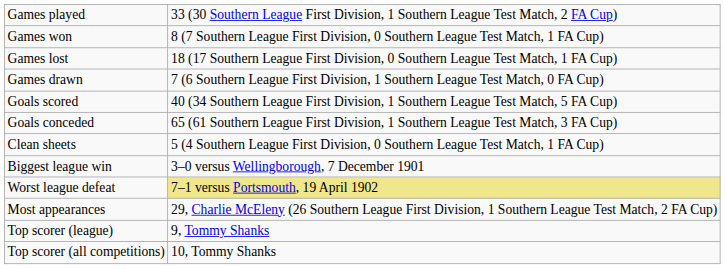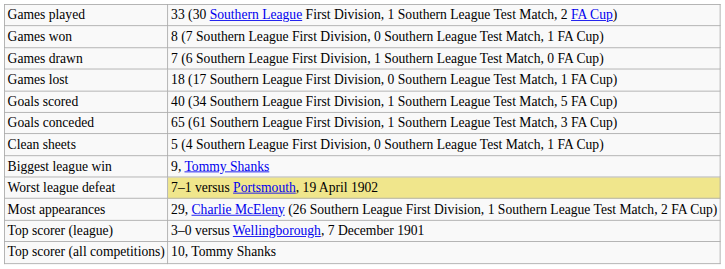rows swapped: (45, 79) <-> (38, 58)
(298, 166) 3–0 versus Wellingborough, 7 December 1901 -> (220, 166) 9, Tommy Shanks
(220, 230) 9, Tommy Shanks -> (298, 230) 3–0 versus Wellingborough, 7 December 1901
